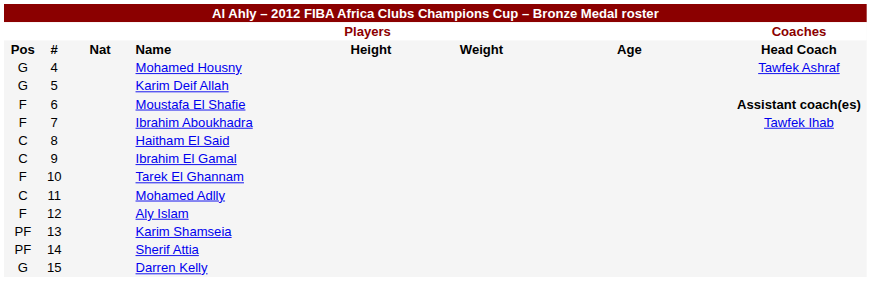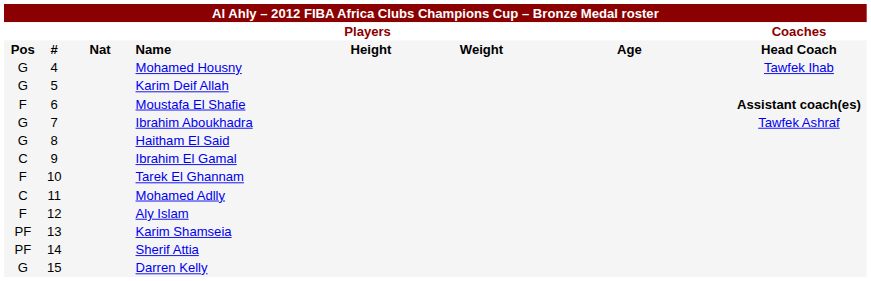(799, 68) Tawfek Ashraf -> (799, 68) Tawfek Ihab
(23, 122) F -> (23, 122) G
(799, 122) Tawfek Ihab -> (799, 122) Tawfek Ashraf
(23, 140) C -> (23, 140) G
